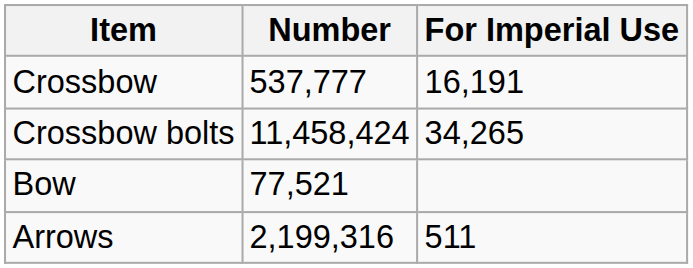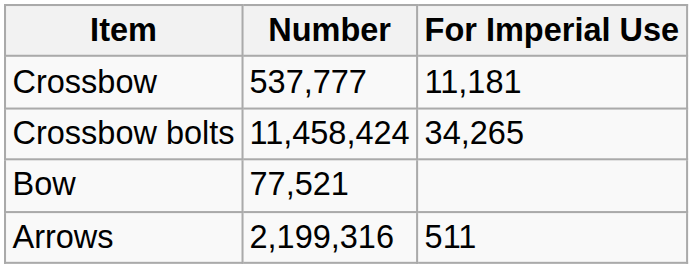(474, 81) 16,191 -> (473, 81) 11,181
